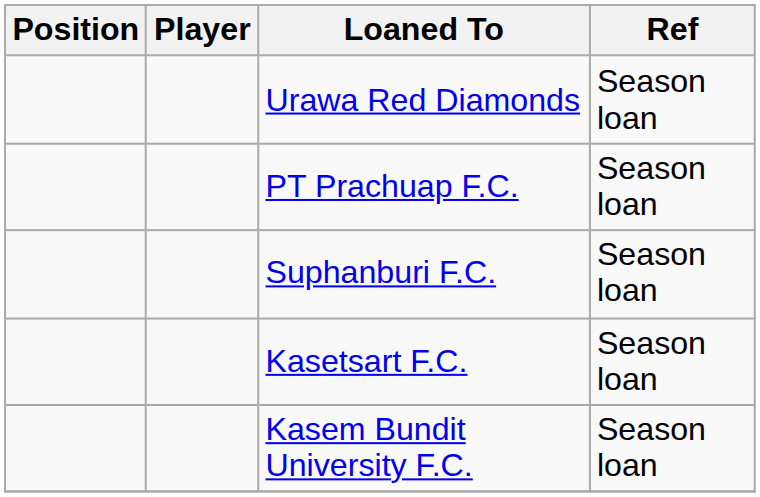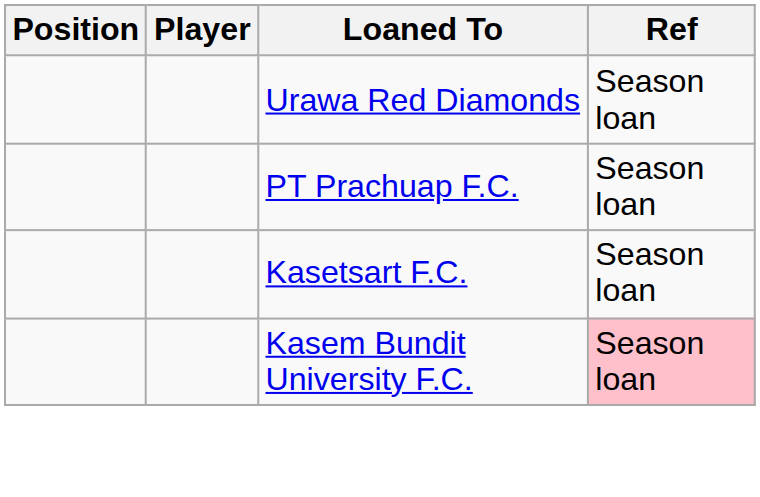- row: (381, 273)
(651, 447) no background -> (650, 360) pink background
